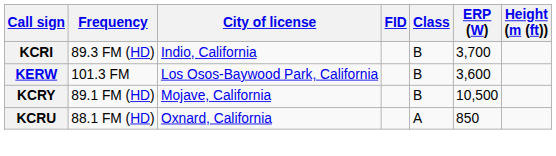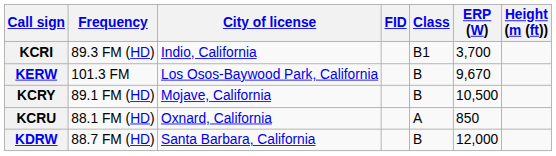(418, 52) B -> (421, 52) B1
(473, 74) 3,600 -> (473, 74) 9,670
+ row: (36, 140)
